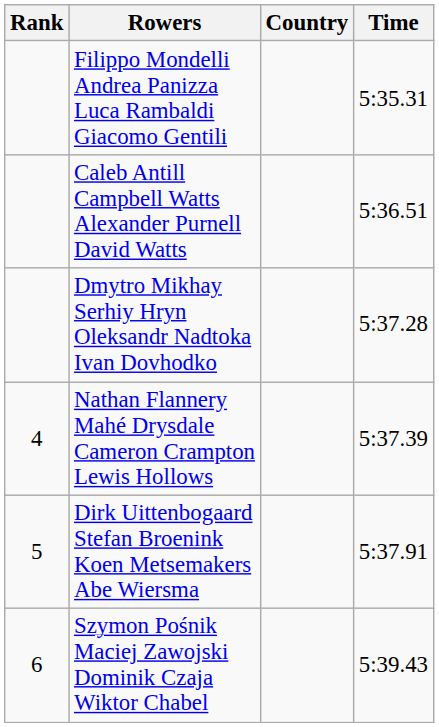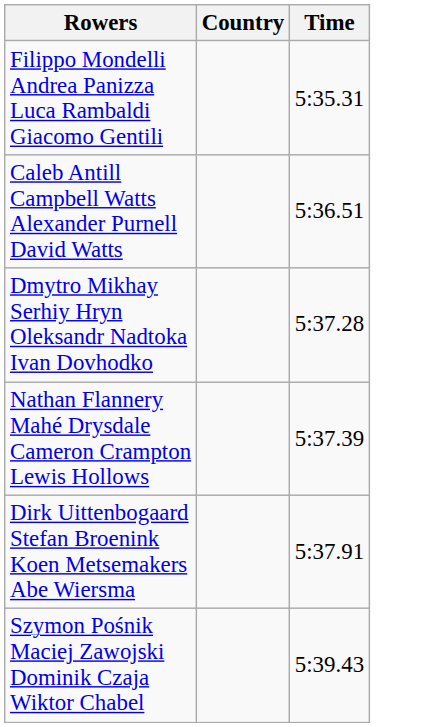- column: (37, 22)
